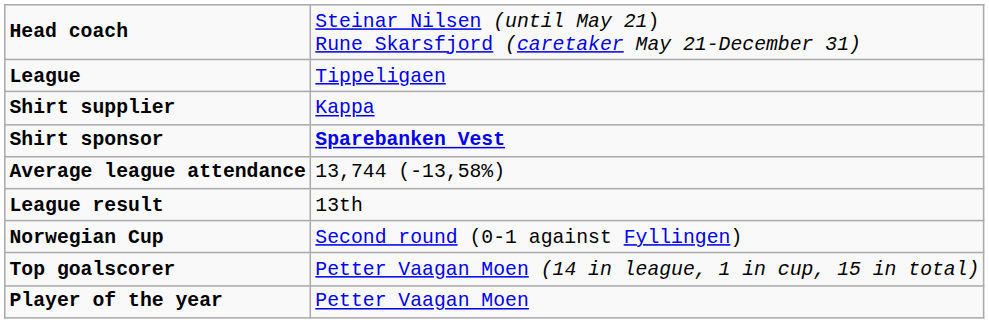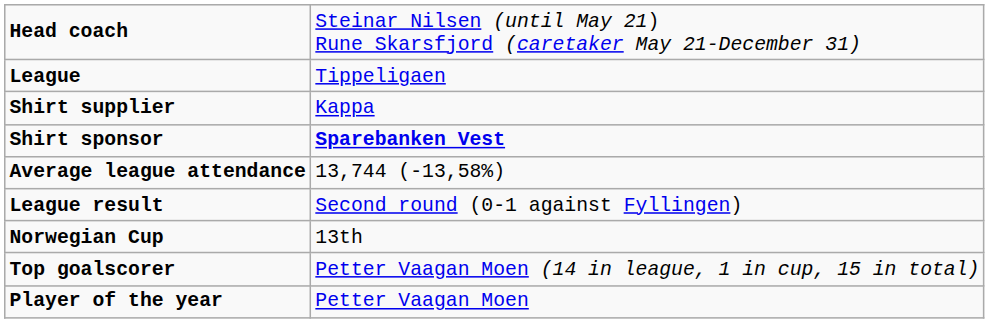(339, 205) 13th -> (529, 205) Second round (0-1 against Fyllingen)
(529, 237) Second round (0-1 against Fyllingen) -> (339, 237) 13th
